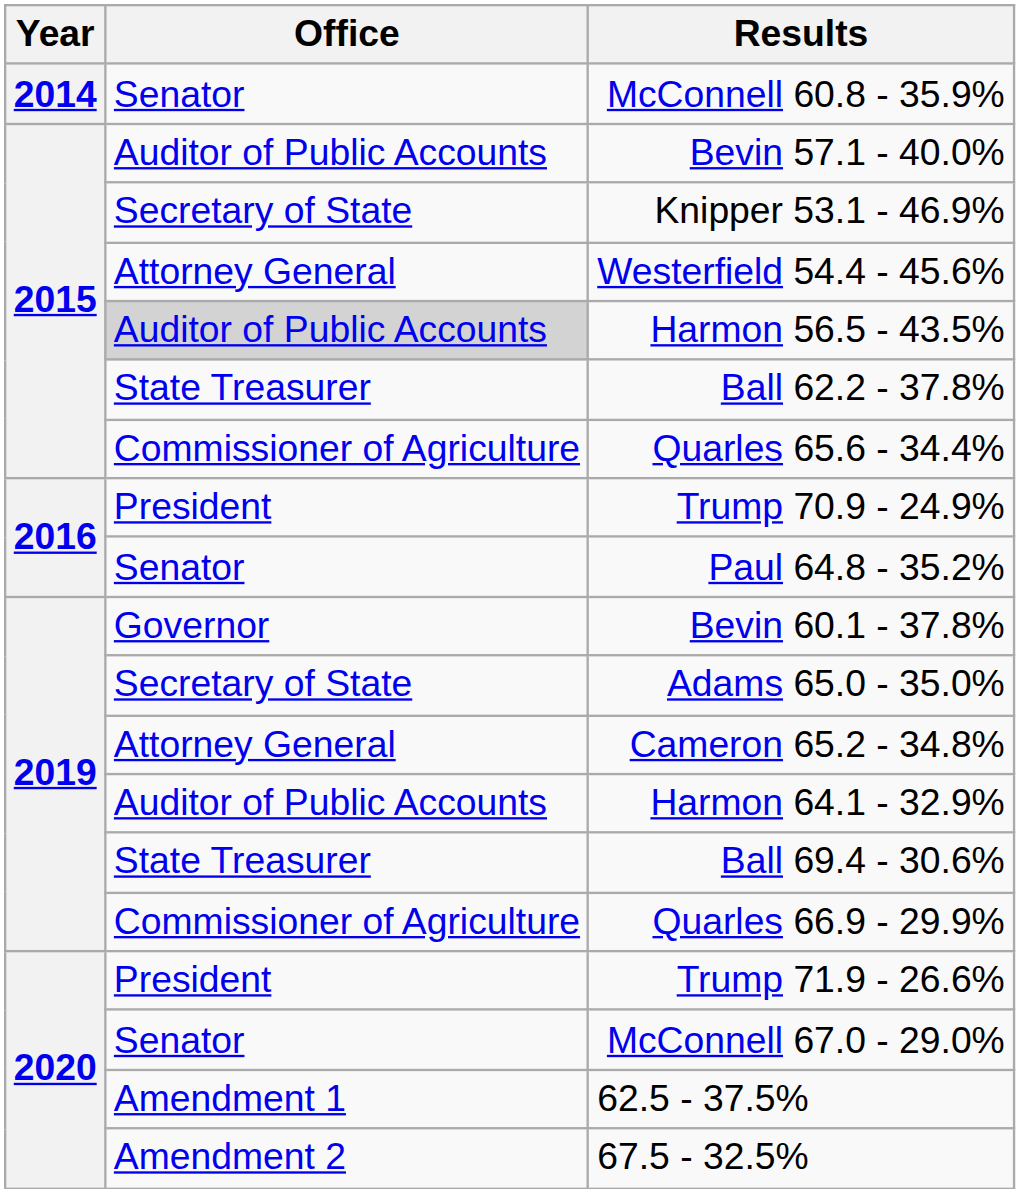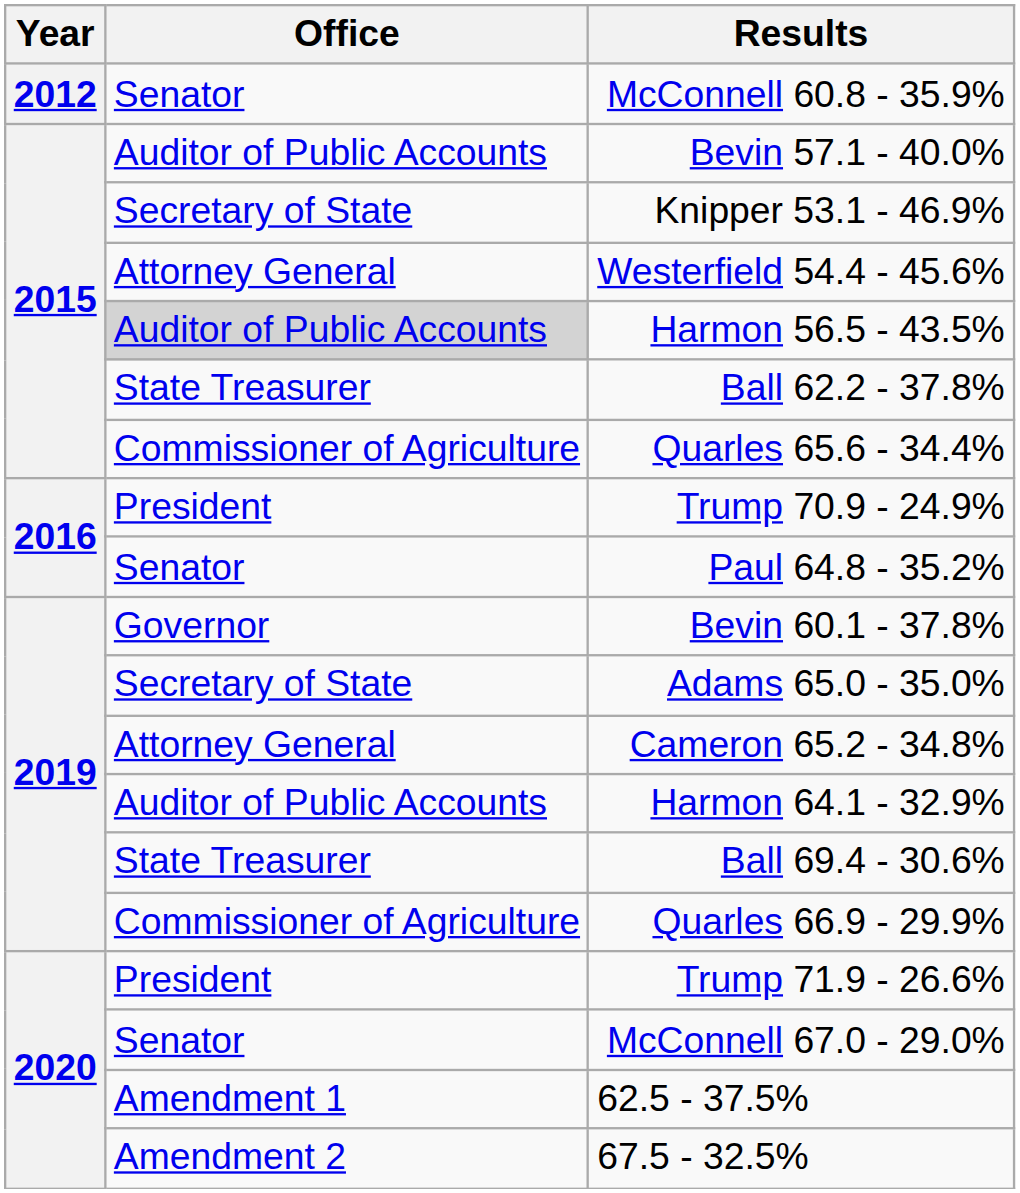(55, 93) 2014 -> (55, 93) 2012
